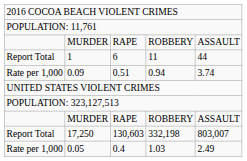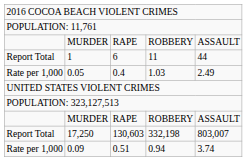rows swapped: (76, 73) <-> (76, 149)
